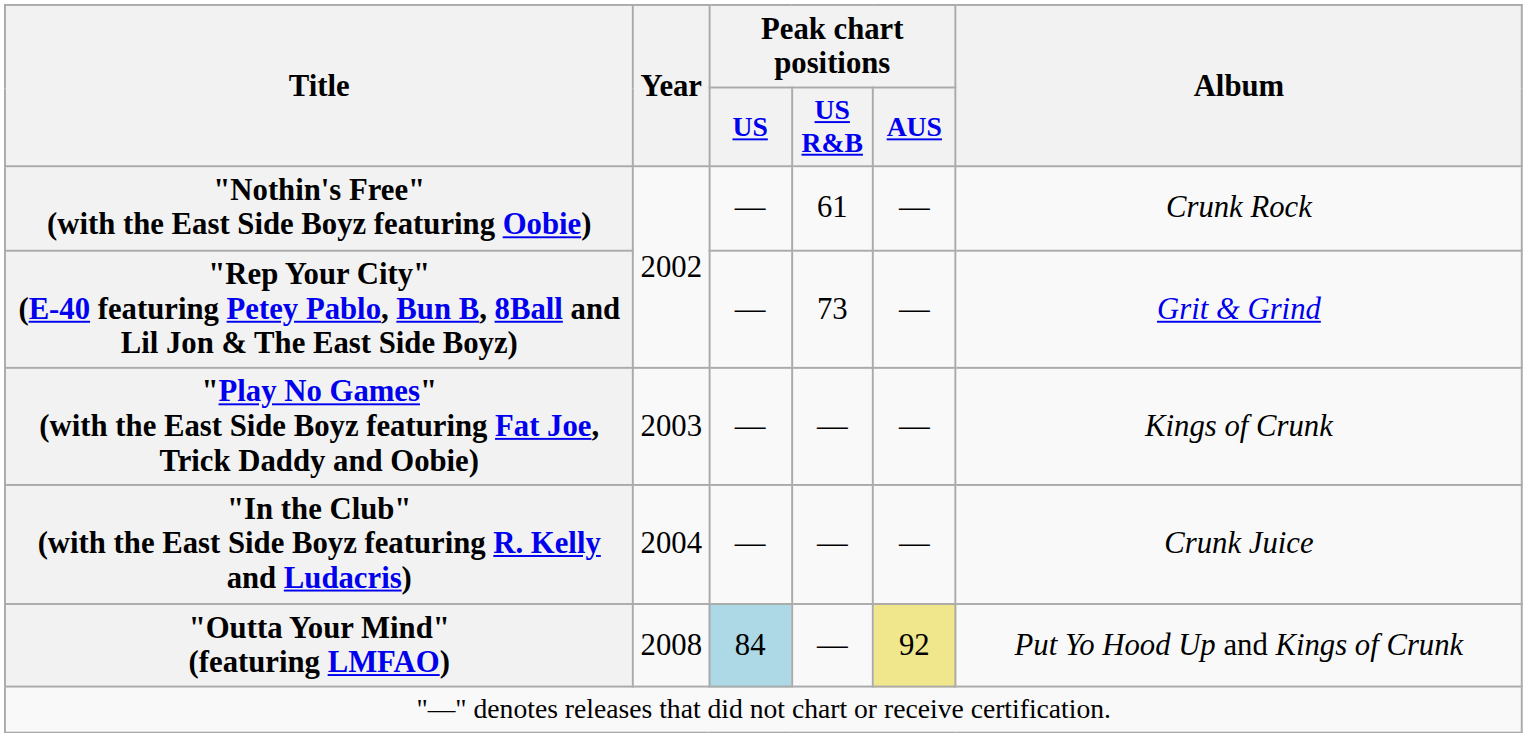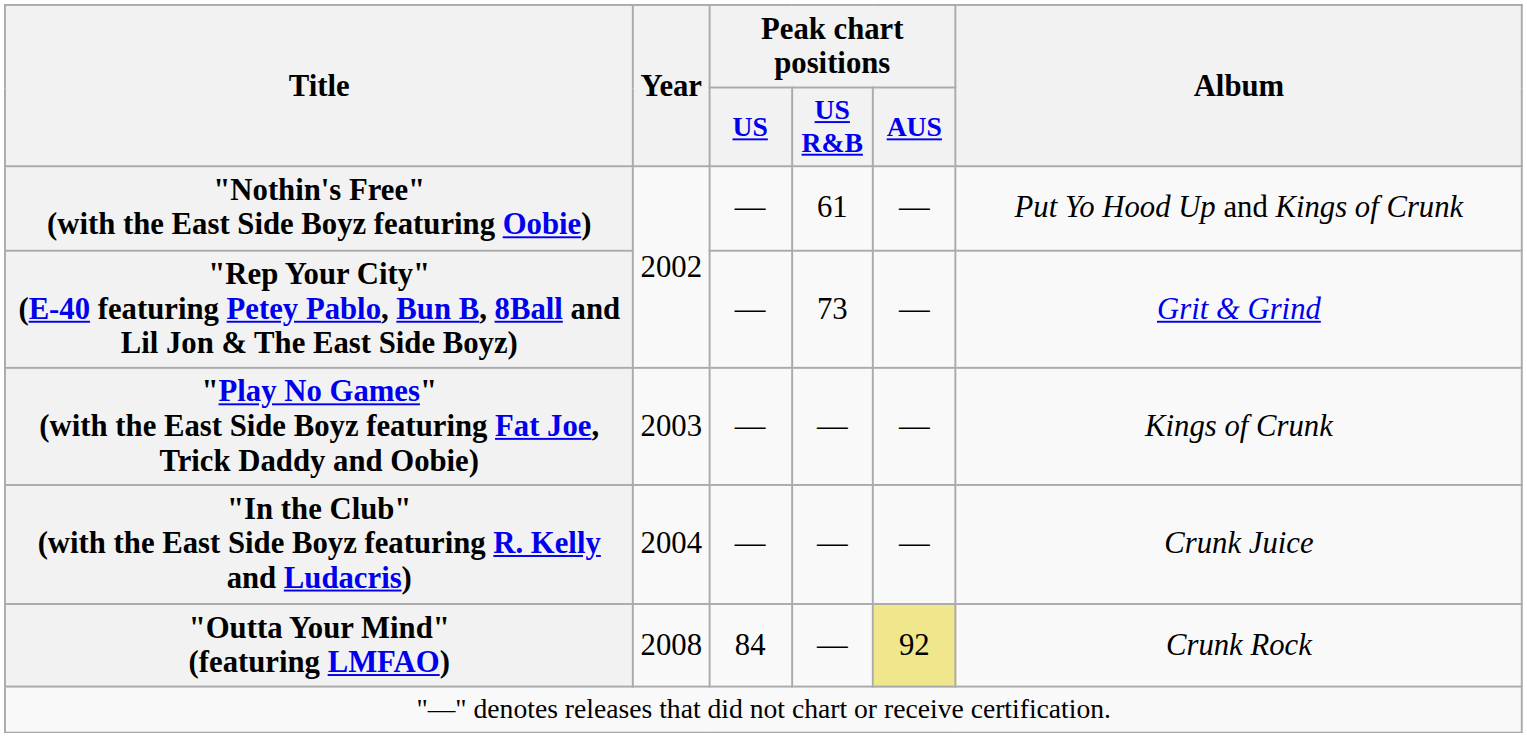(1239, 207) Crunk Rock -> (1239, 207) Put Yo Hood Up and Kings of Crunk
(750, 644) lightblue background -> (750, 644) no background
(1239, 644) Put Yo Hood Up and Kings of Crunk -> (1239, 644) Crunk Rock
